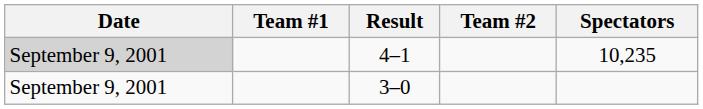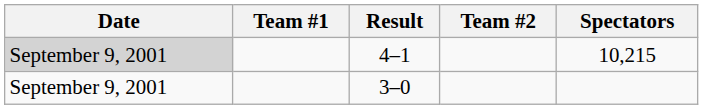(627, 54) 10,235 -> (627, 54) 10,215
